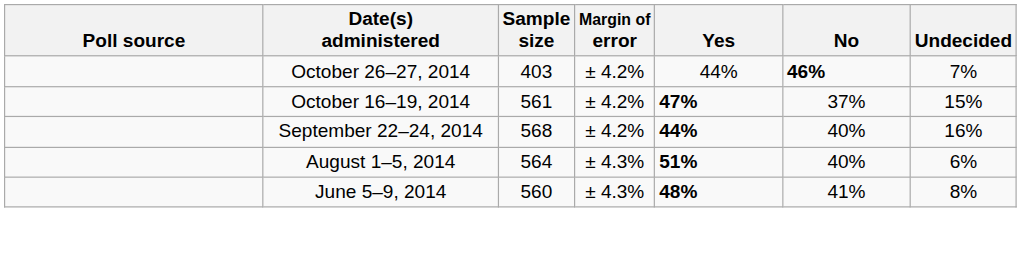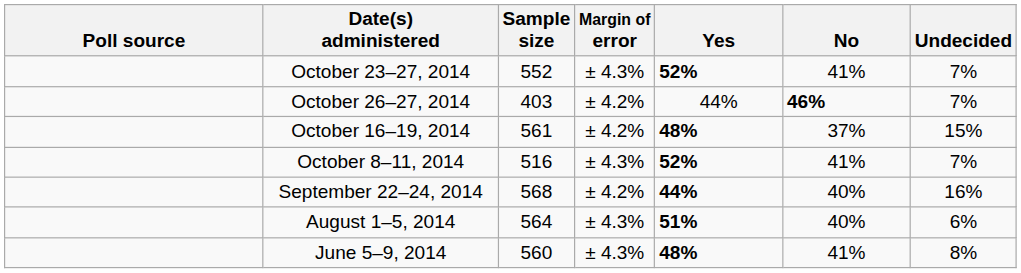+ row: (381, 71)
(678, 101) 47% -> (678, 131) 48%
+ row: (381, 161)
